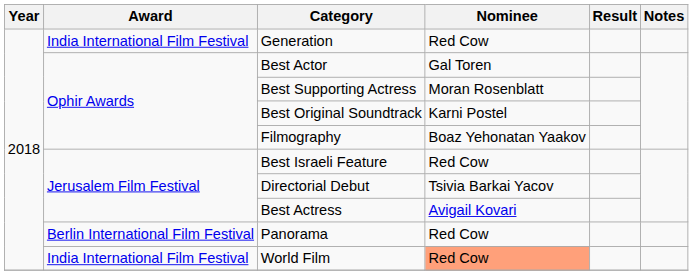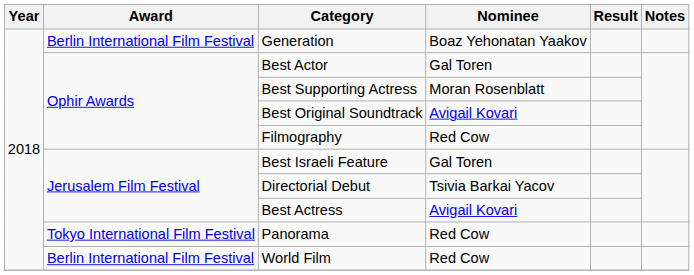(148, 41) India International Film Festival -> (150, 41) Berlin International Film Festival
(458, 41) Red Cow -> (508, 41) Boaz Yehonatan Yaakov
(468, 113) Karni Postel -> (473, 113) Avigail Kovari
(507, 137) Boaz Yehonatan Yaakov -> (459, 137) Red Cow
(458, 161) Red Cow -> (461, 161) Gal Toren
(150, 234) Berlin International Film Festival -> (151, 234) Tokyo International Film Festival
(148, 258) India International Film Festival -> (150, 258) Berlin International Film Festival
(458, 258) lightsalmon background -> (459, 258) no background
